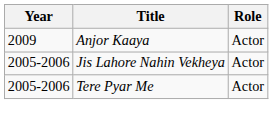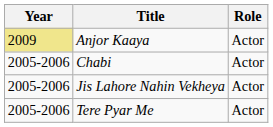(22, 40) no background -> (22, 40) khaki background
+ row: (94, 63)
